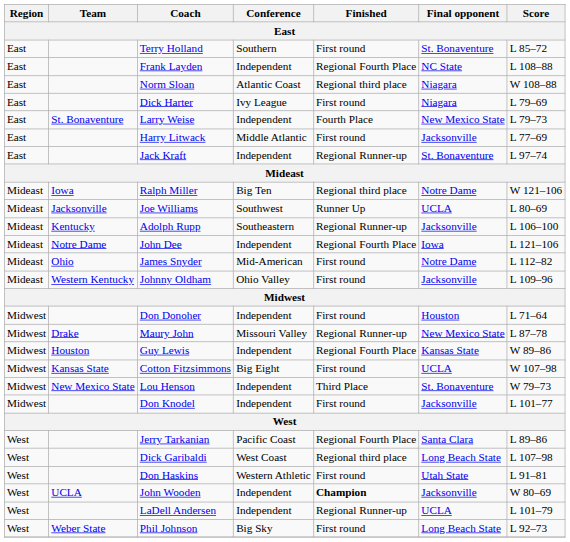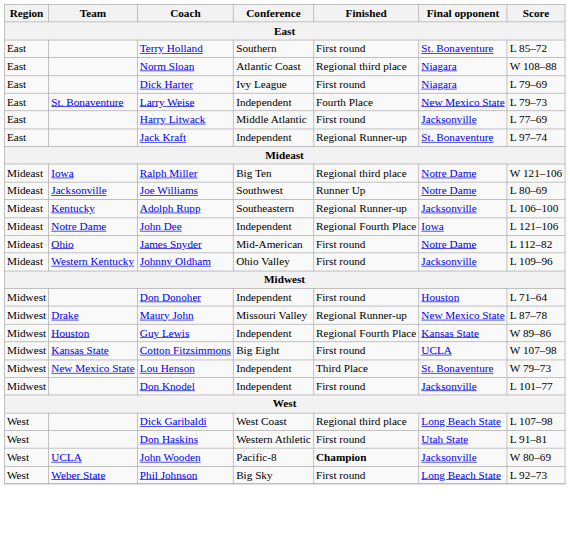- row: (171, 66)
(437, 208) UCLA -> (449, 191) Notre Dame
- row: (175, 439)
(264, 492) Independent -> (256, 457) Pacific-8
- row: (178, 510)
